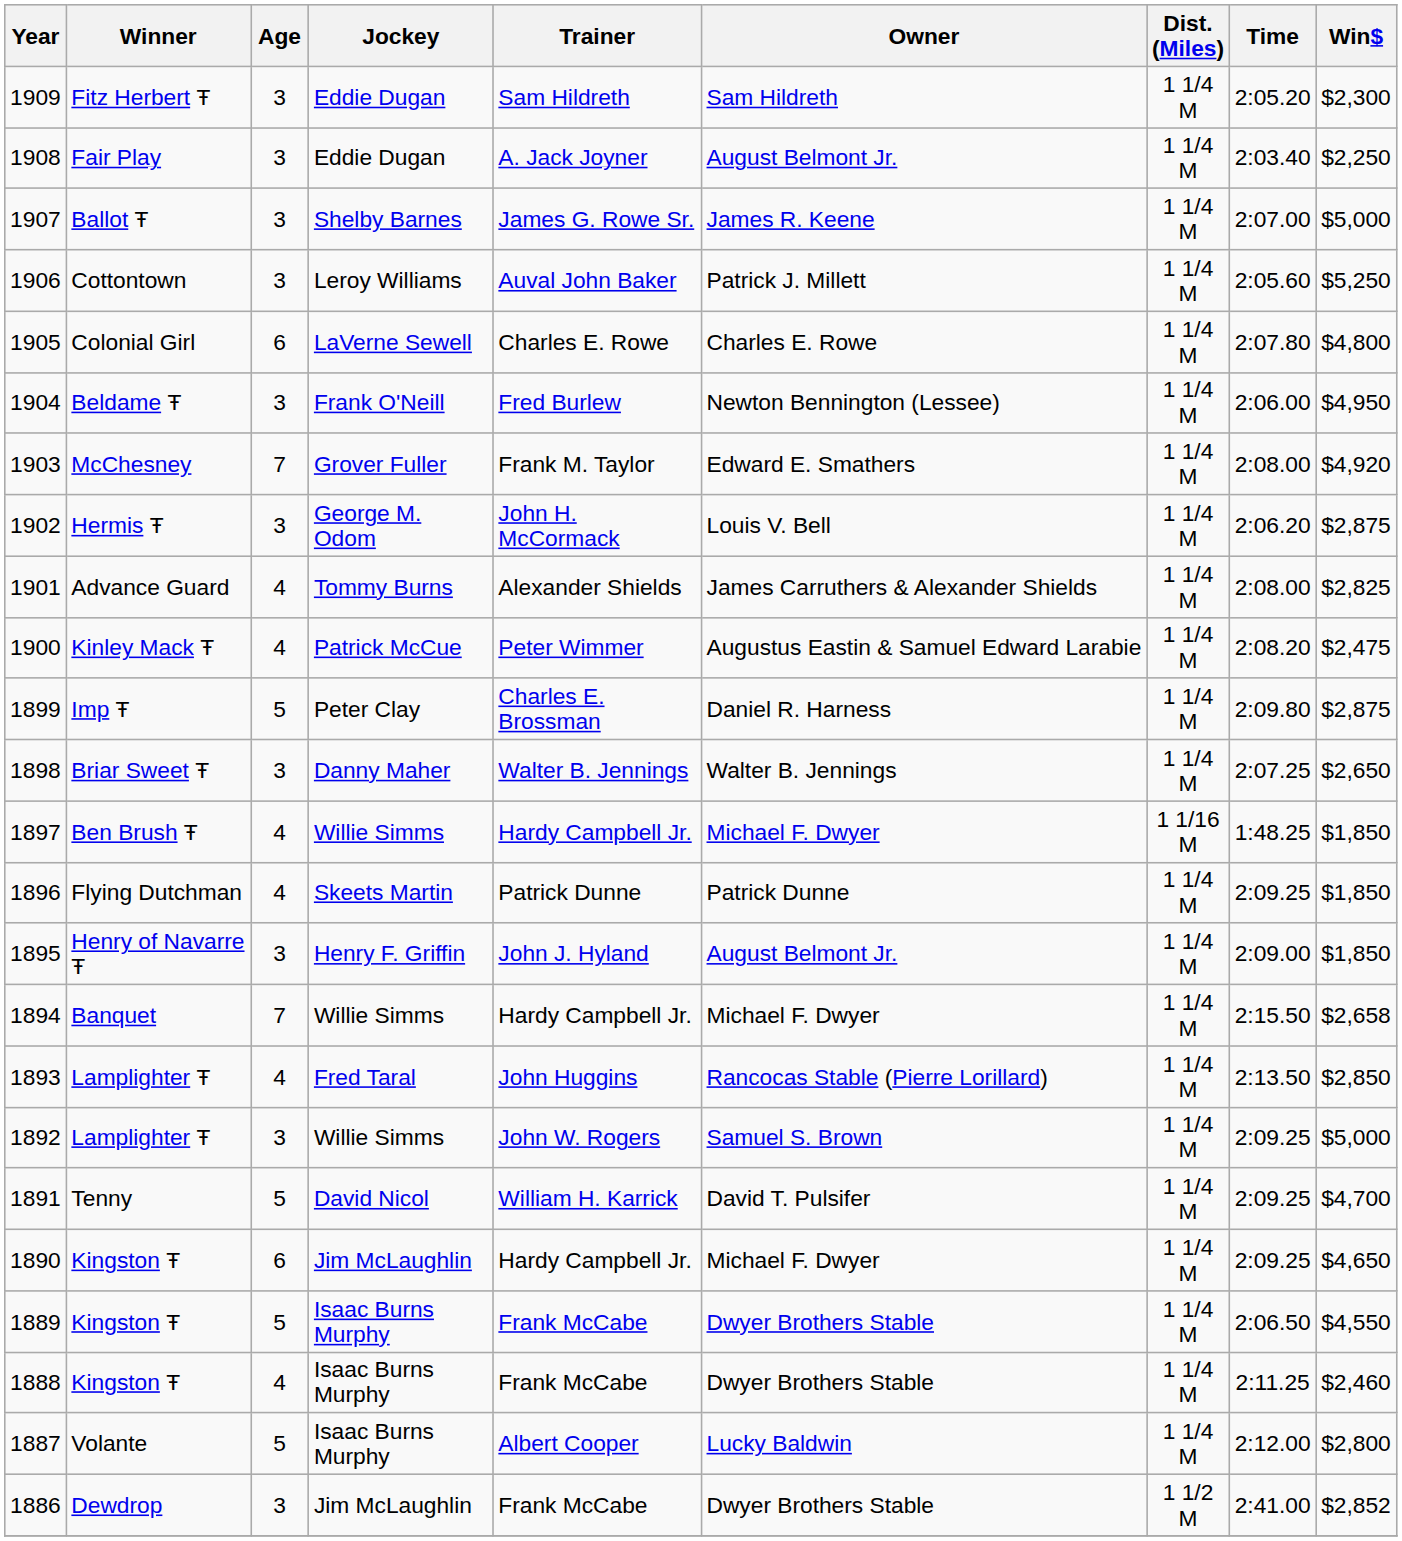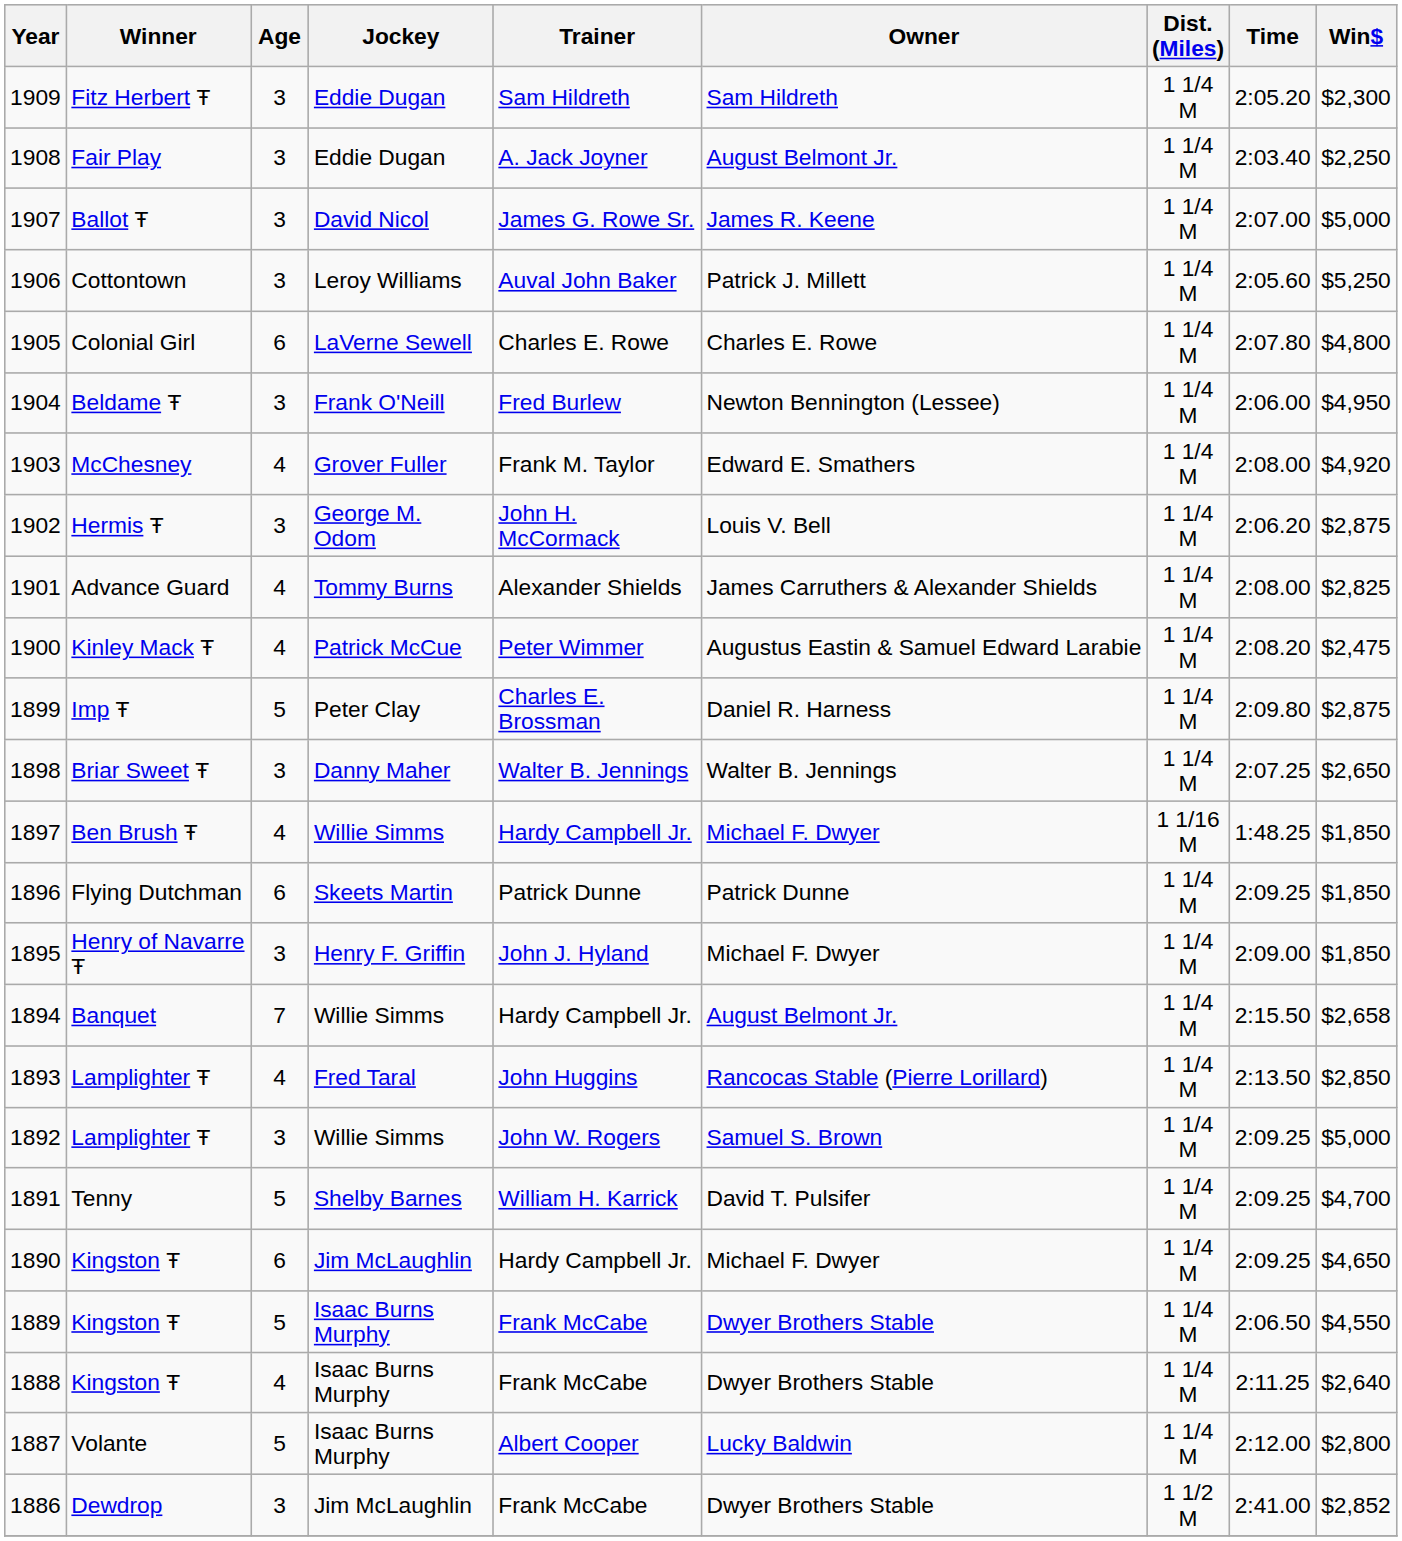(388, 219) Shelby Barnes -> (371, 219) David Nicol
(280, 464) 7 -> (280, 464) 4
(280, 893) 4 -> (280, 893) 6
(802, 954) August Belmont Jr. -> (793, 954) Michael F. Dwyer
(793, 1015) Michael F. Dwyer -> (802, 1015) August Belmont Jr.
(371, 1199) David Nicol -> (388, 1199) Shelby Barnes
(1356, 1383) $2,460 -> (1356, 1383) $2,640
